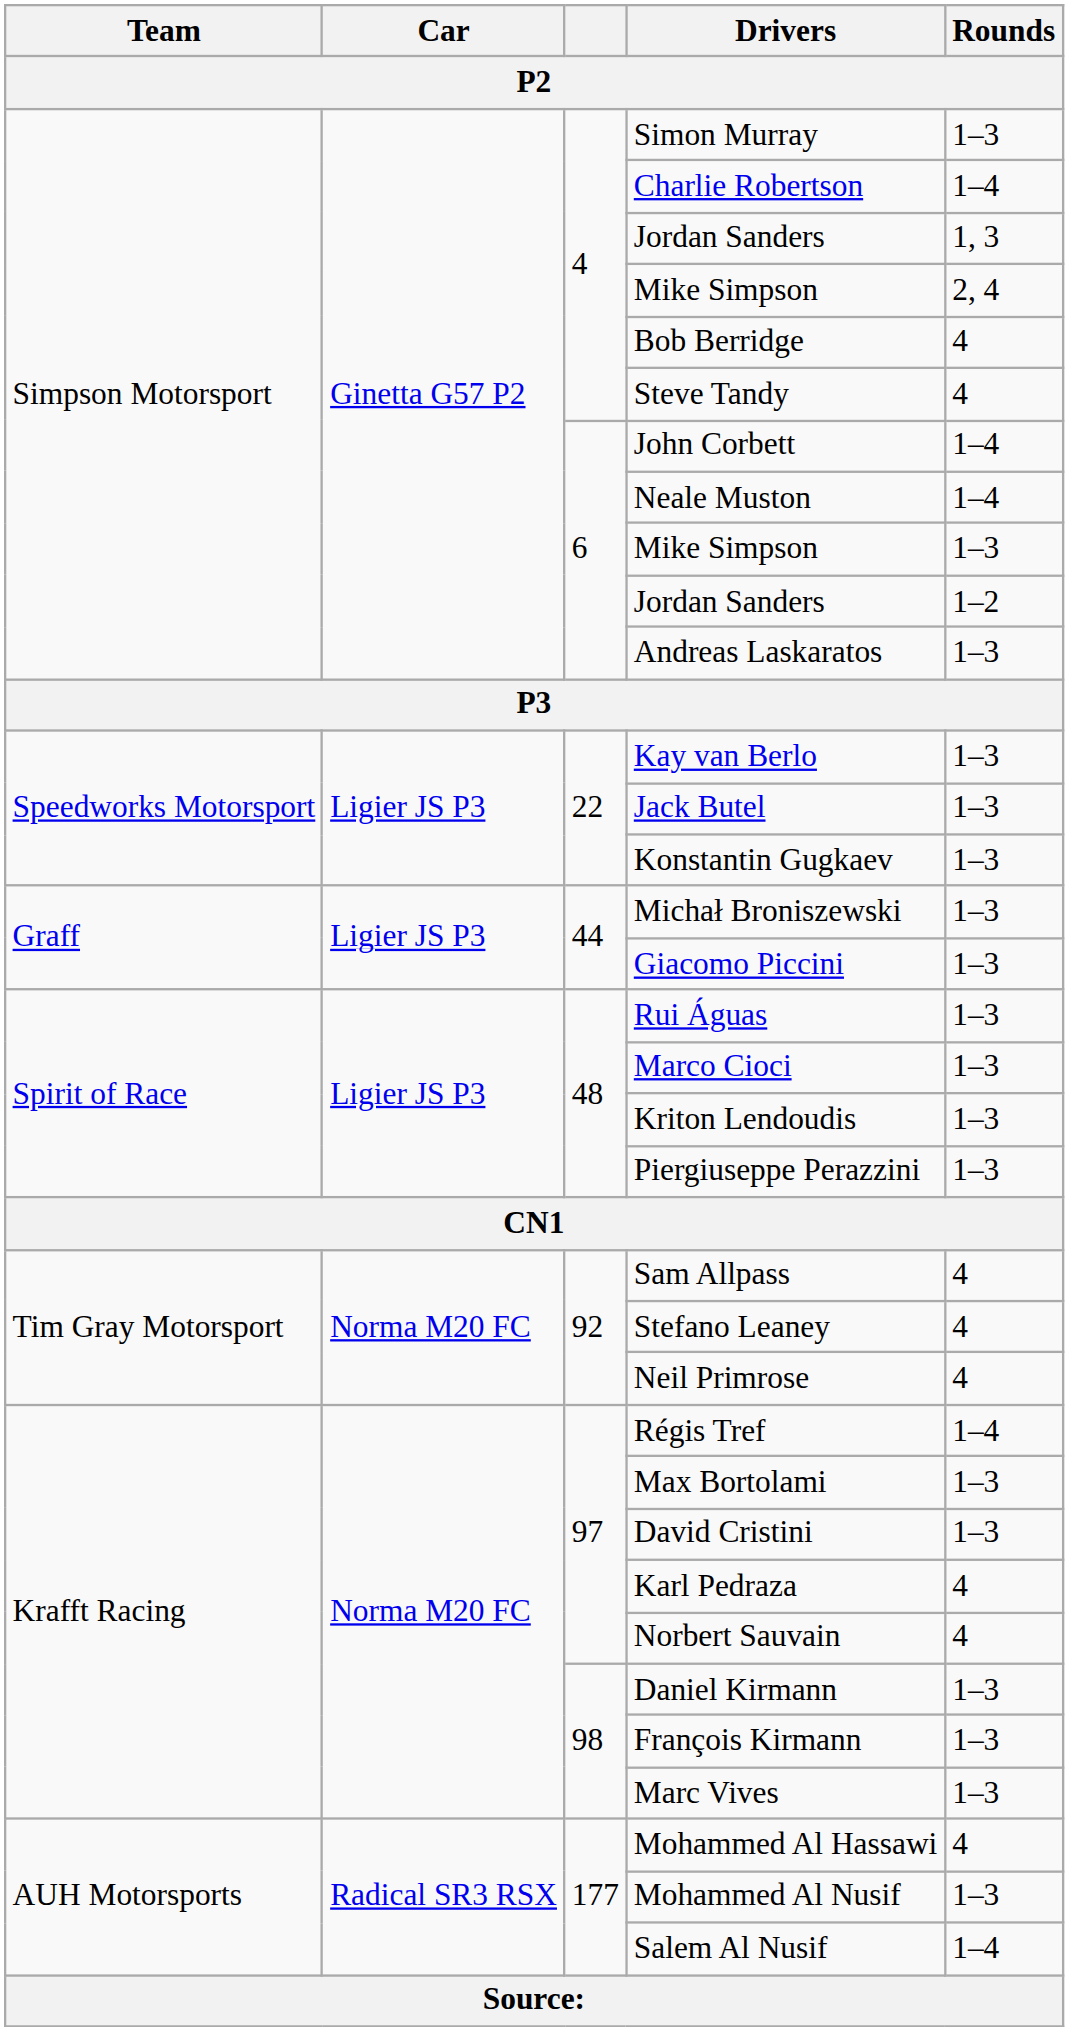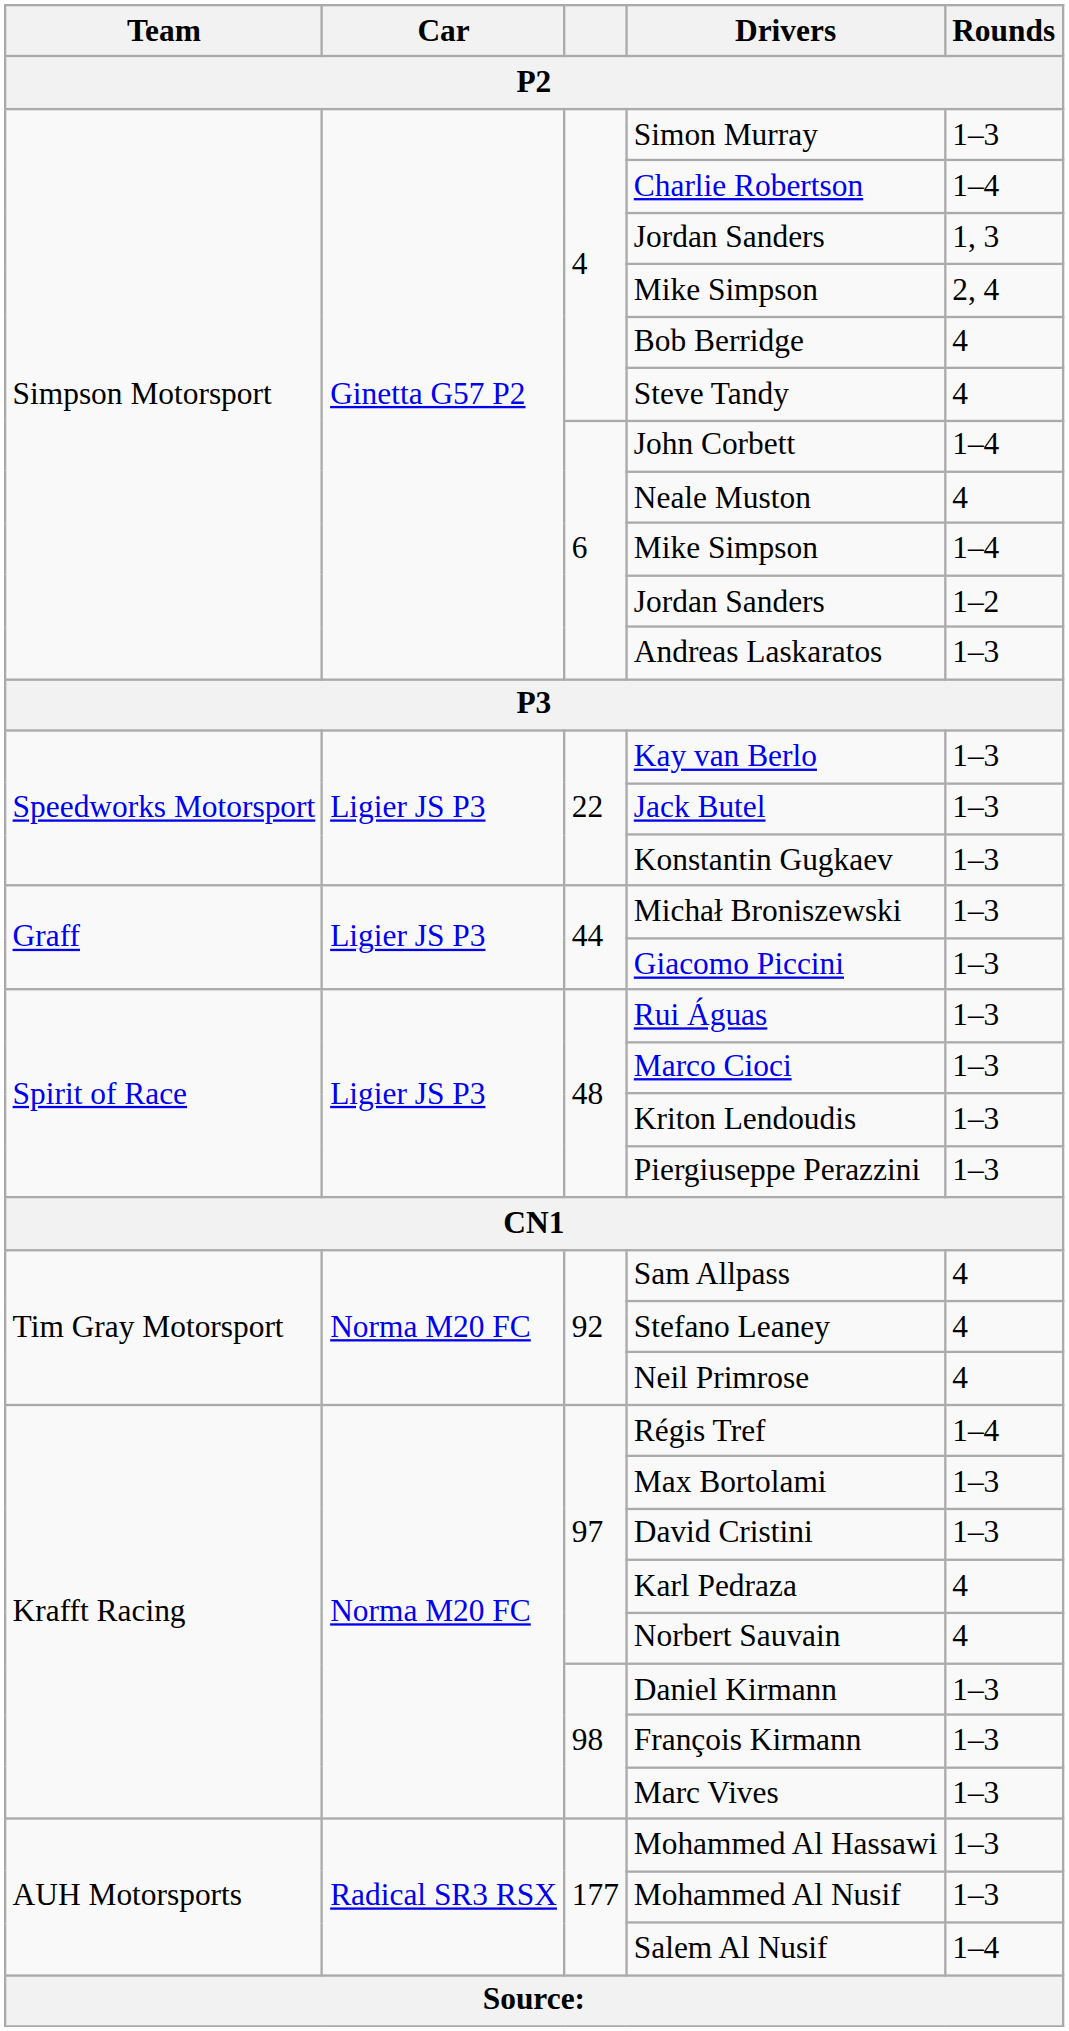(976, 496) 1–4 -> (960, 496) 4
(976, 548) 1–3 -> (976, 548) 1–4
(960, 1844) 4 -> (976, 1844) 1–3
